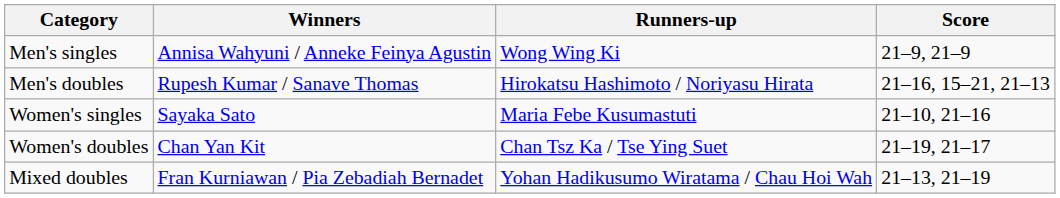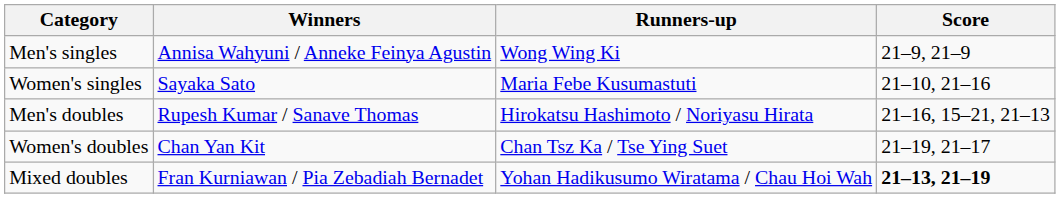rows swapped: (75, 114) <-> (66, 83)
(936, 177) normal -> (936, 177) bold
